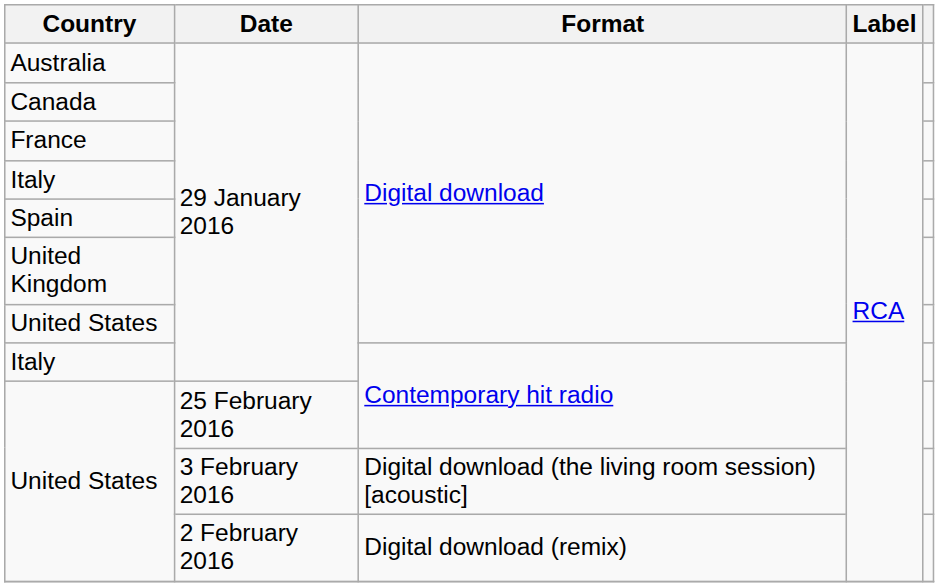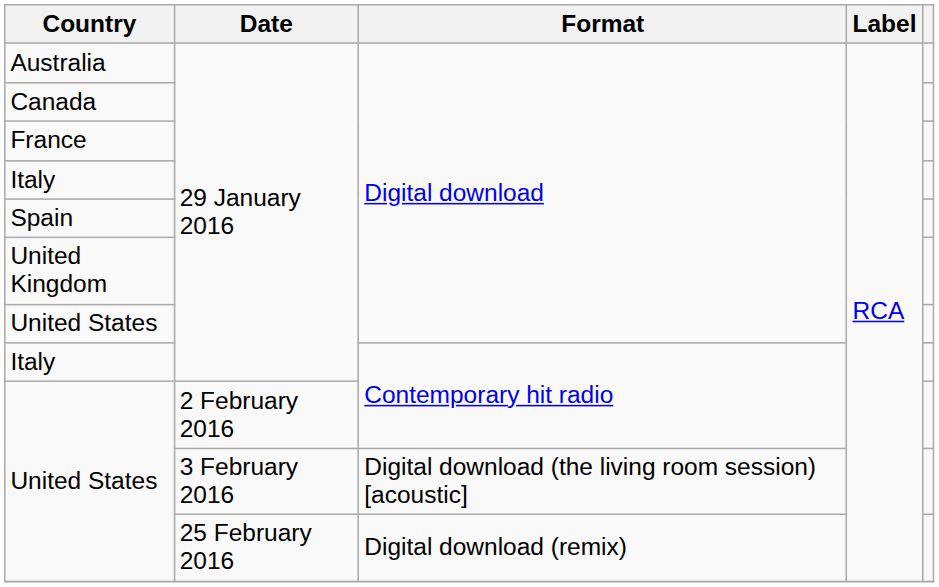(246, 414) 25 February 2016 -> (239, 414) 2 February 2016
(239, 547) 2 February 2016 -> (246, 547) 25 February 2016
